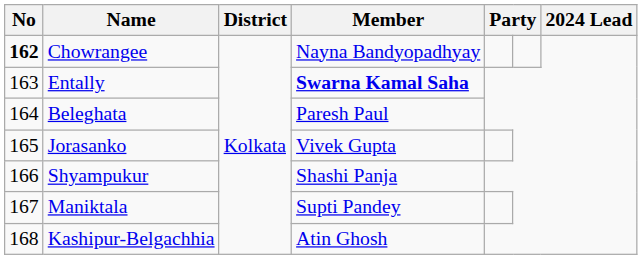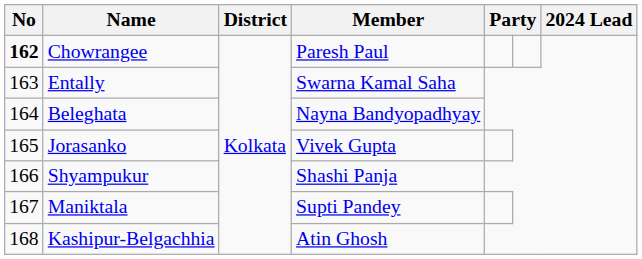(388, 51) Nayna Bandyopadhyay -> (342, 51) Paresh Paul
(382, 82) bold -> (376, 82) normal
(342, 113) Paresh Paul -> (388, 113) Nayna Bandyopadhyay
